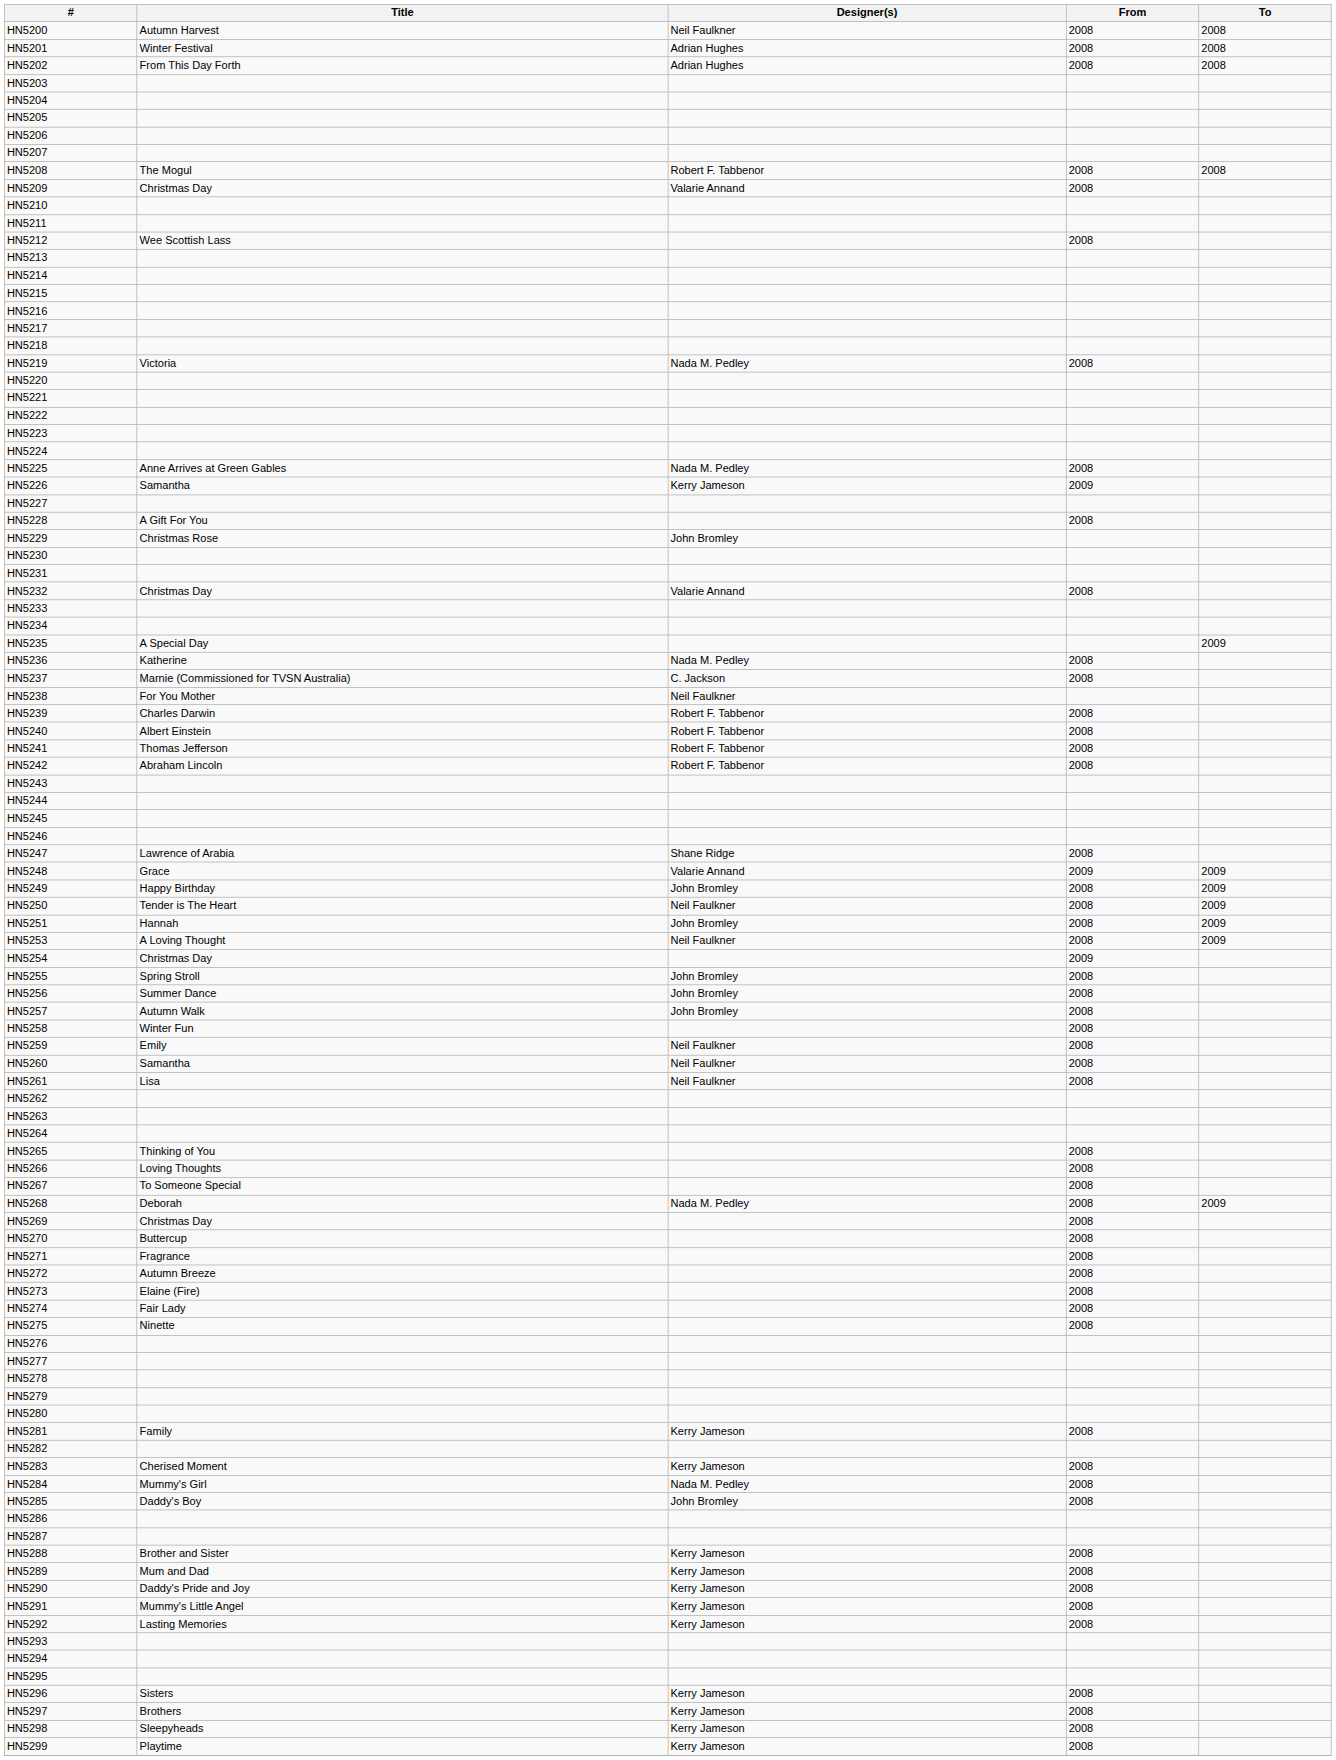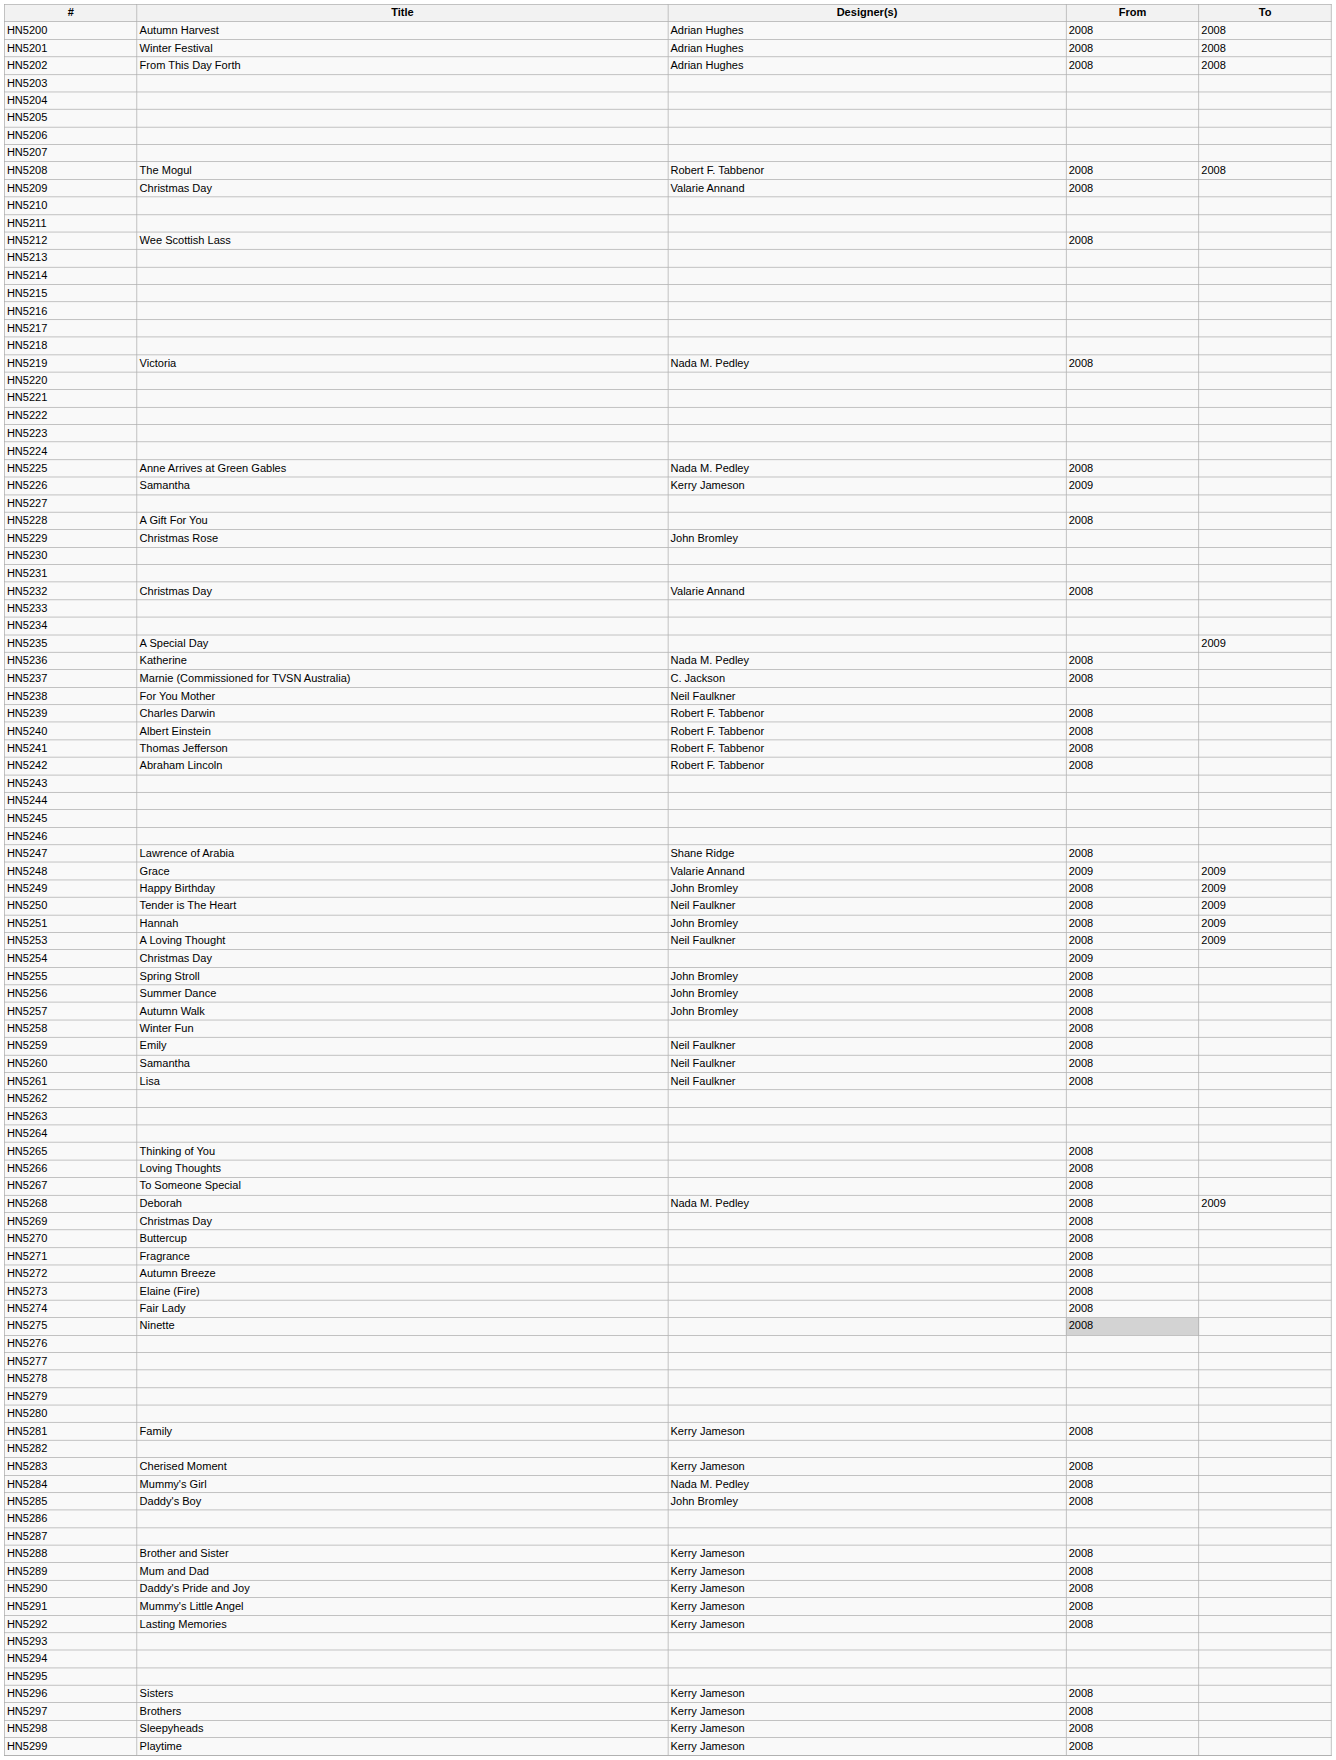(703, 30) Neil Faulkner -> (707, 30) Adrian Hughes
(1081, 1326) no background -> (1081, 1326) lightgrey background
